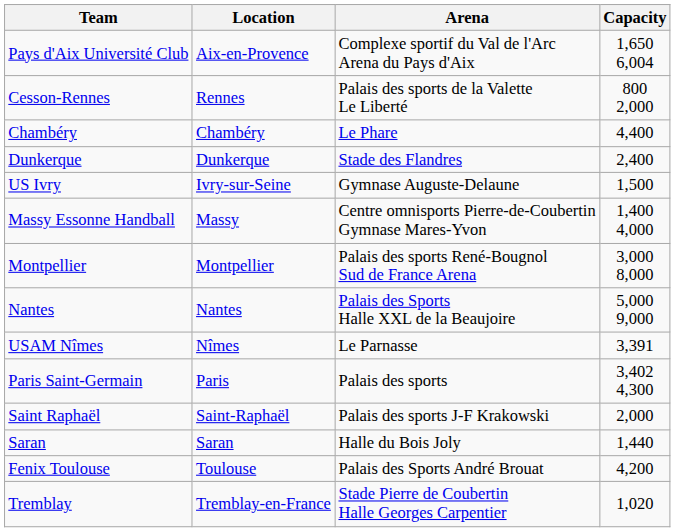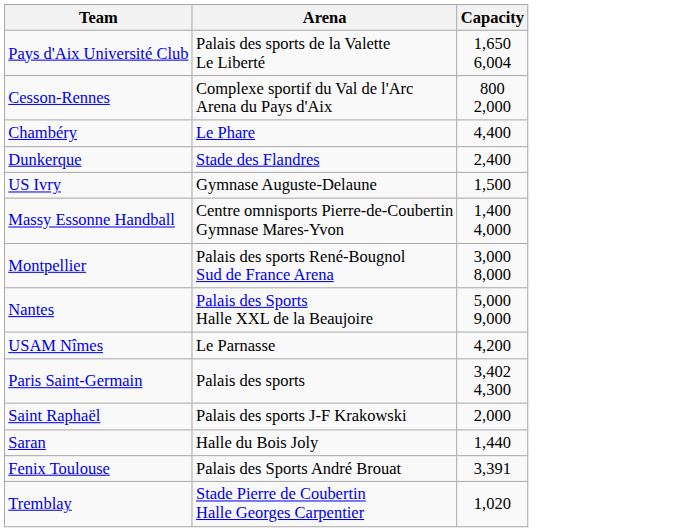- column: (263, 17)
(447, 52) Complexe sportif du Val de l'Arc Arena du Pays d'Aix -> (293, 52) Palais des sports de la Valette Le Liberté
(436, 97) Palais des sports de la Valette Le Liberté -> (305, 97) Complexe sportif du Val de l'Arc Arena du Pays d'Aix
(635, 345) 3,391 -> (492, 345) 4,200
(635, 468) 4,200 -> (492, 468) 3,391
